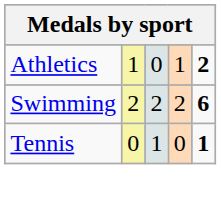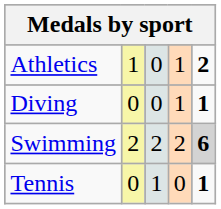+ row: (44, 104)
(203, 104) no background -> (203, 143) lightgrey background
